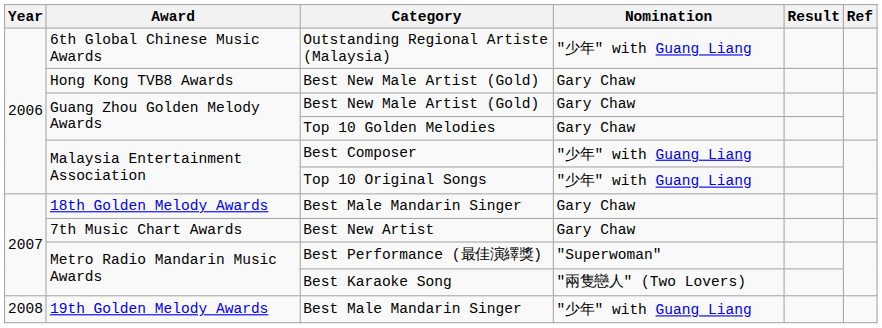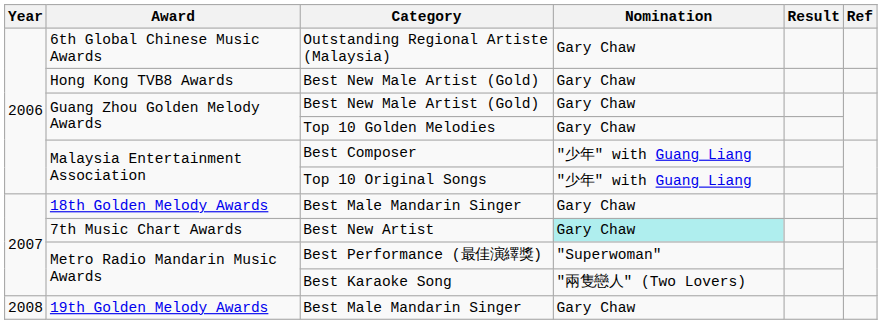(654, 49) "少年" with Guang Liang -> (596, 49) Gary Chaw
(596, 230) no background -> (596, 230) paleturquoise background
(654, 310) "少年" with Guang Liang -> (596, 308) Gary Chaw
